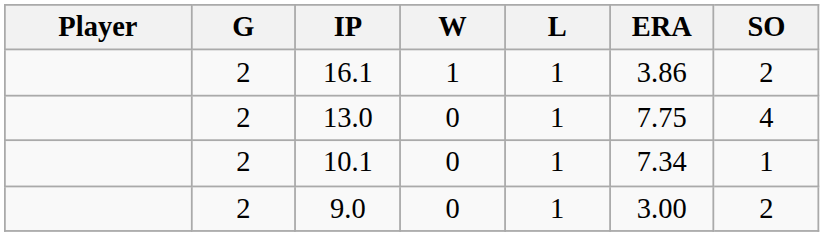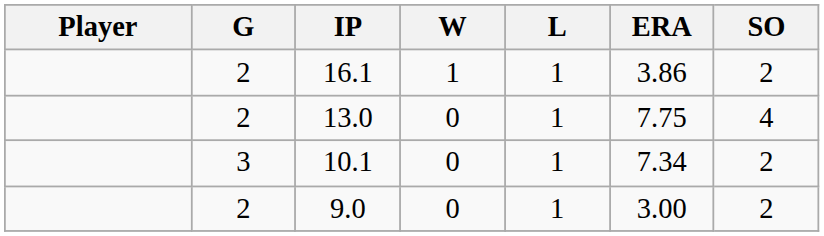(243, 162) 2 -> (243, 162) 3
(766, 162) 1 -> (766, 162) 2
